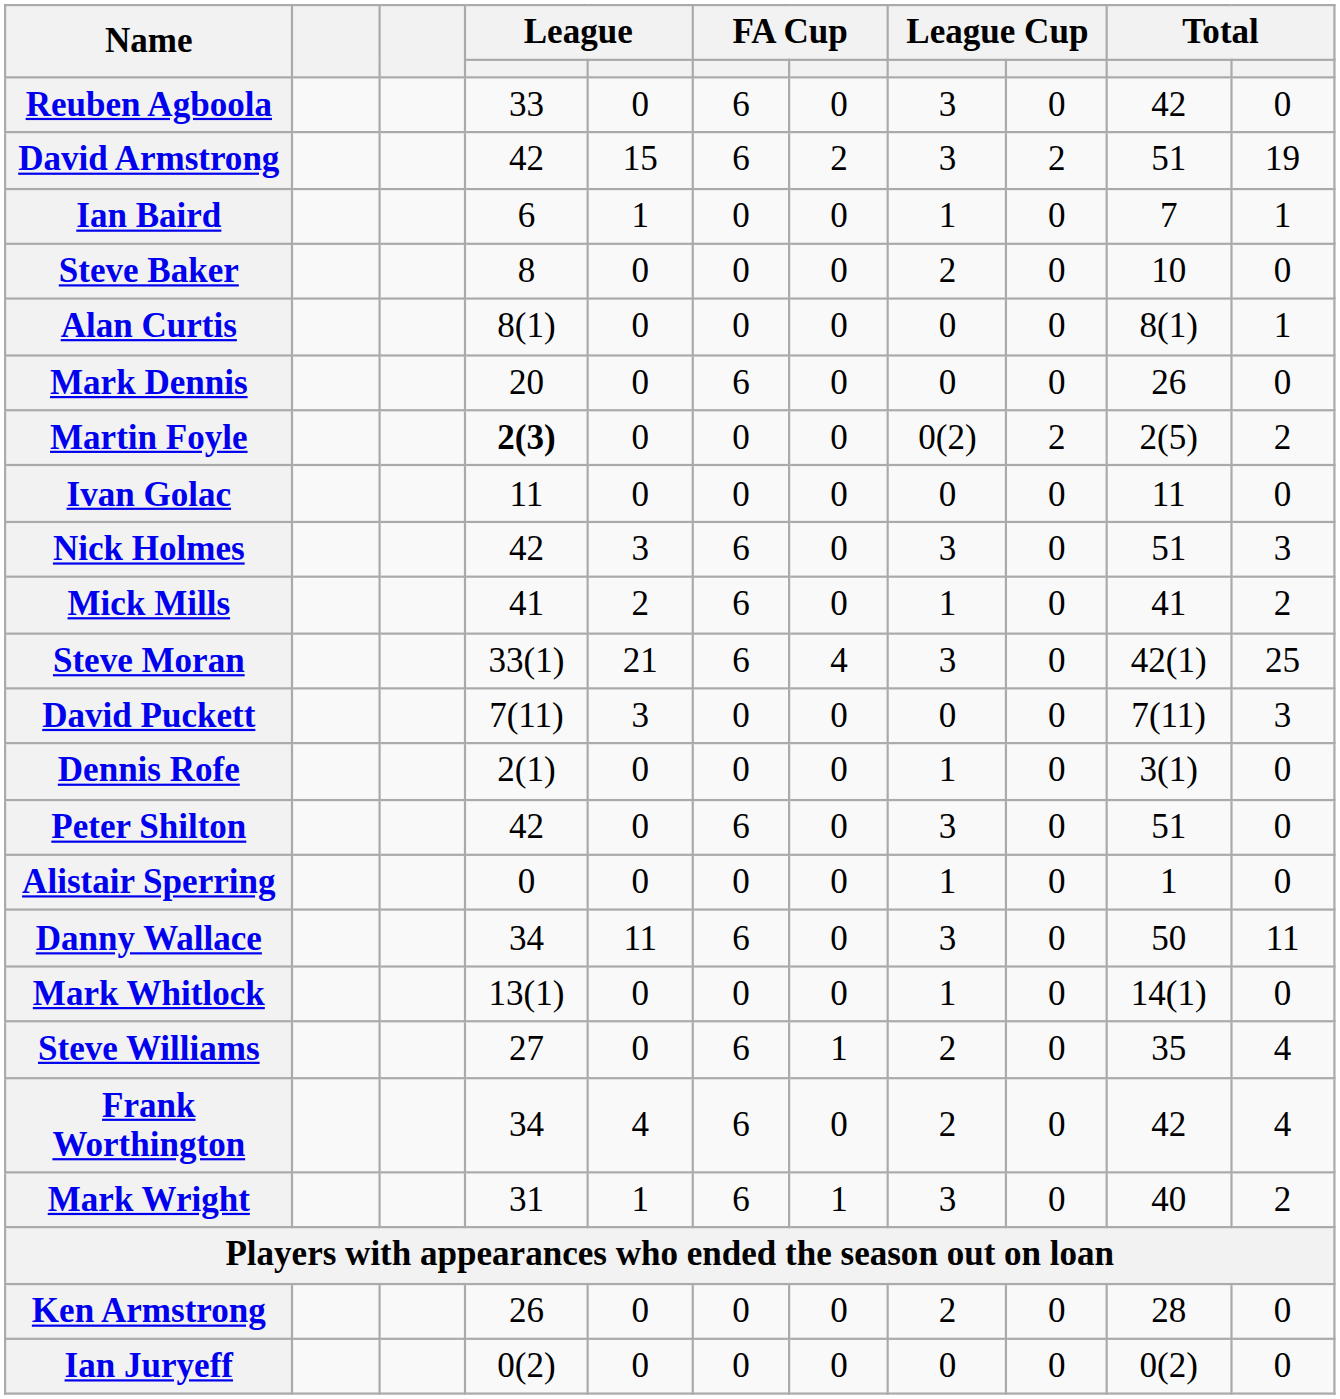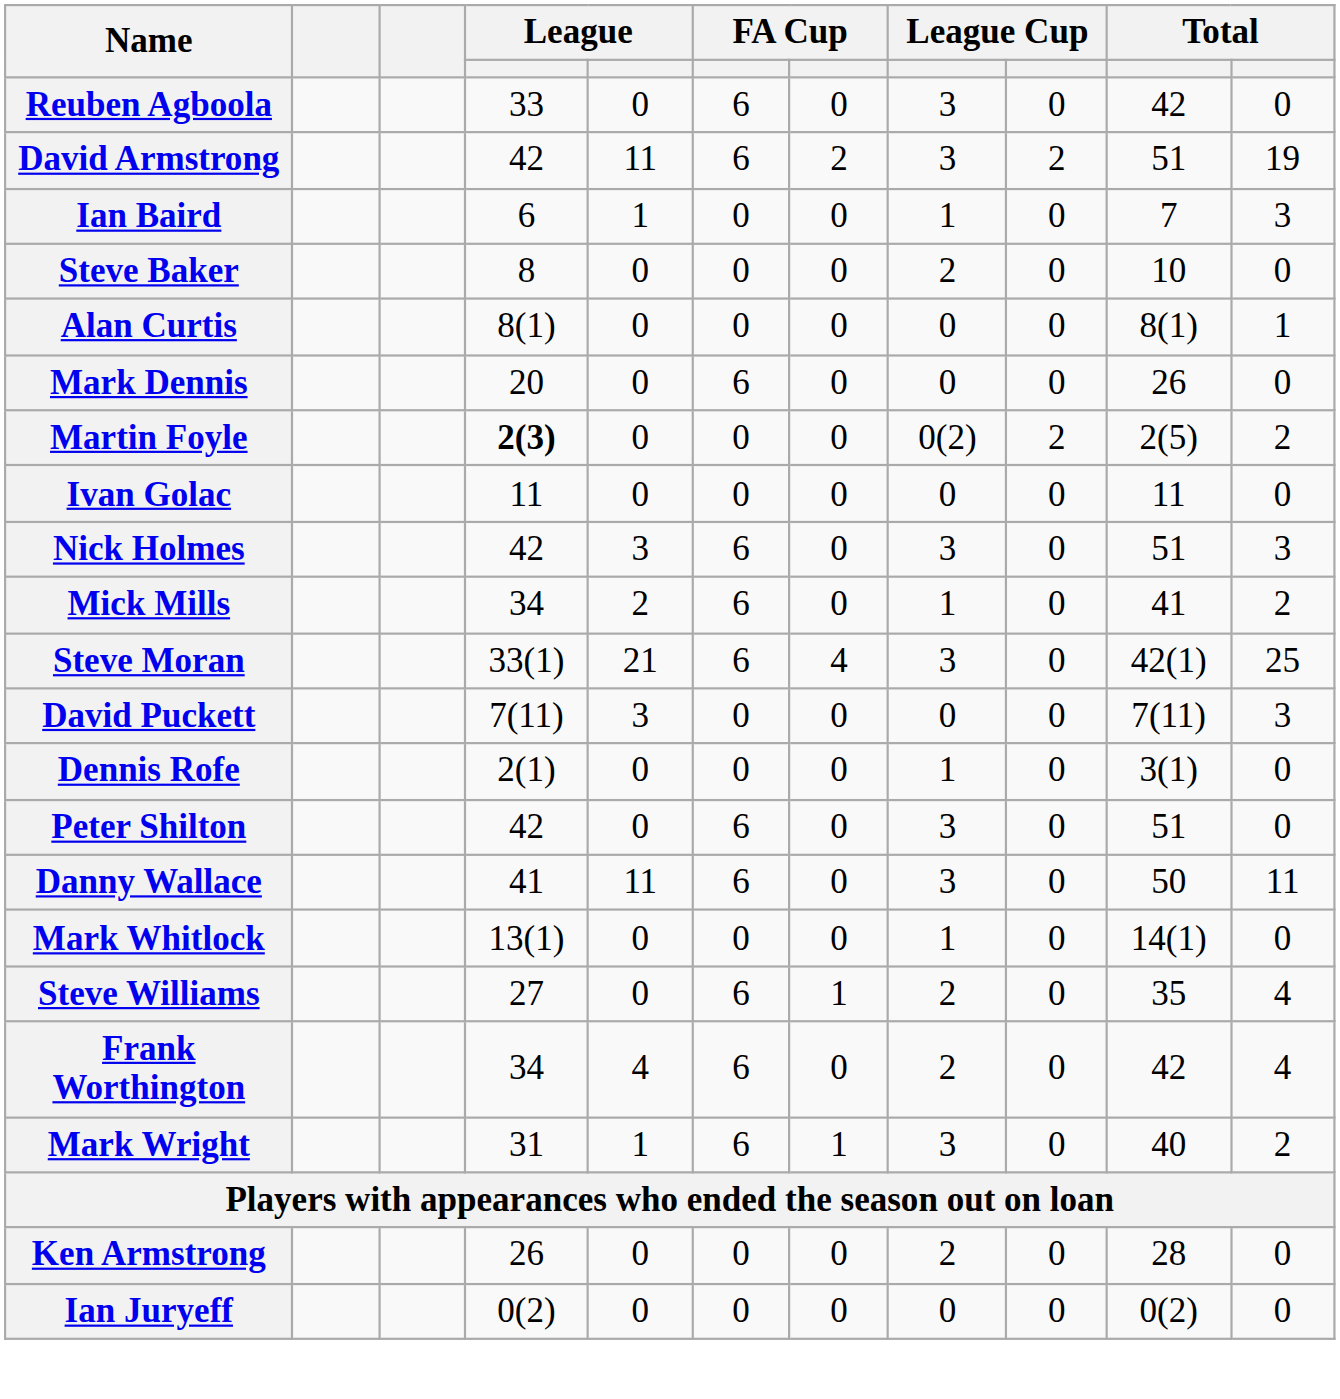(640, 159) 15 -> (640, 159) 11
(1283, 215) 1 -> (1283, 215) 3
(526, 604) 41 -> (526, 604) 34
- row: (149, 882)
(526, 937) 34 -> (526, 882) 41
